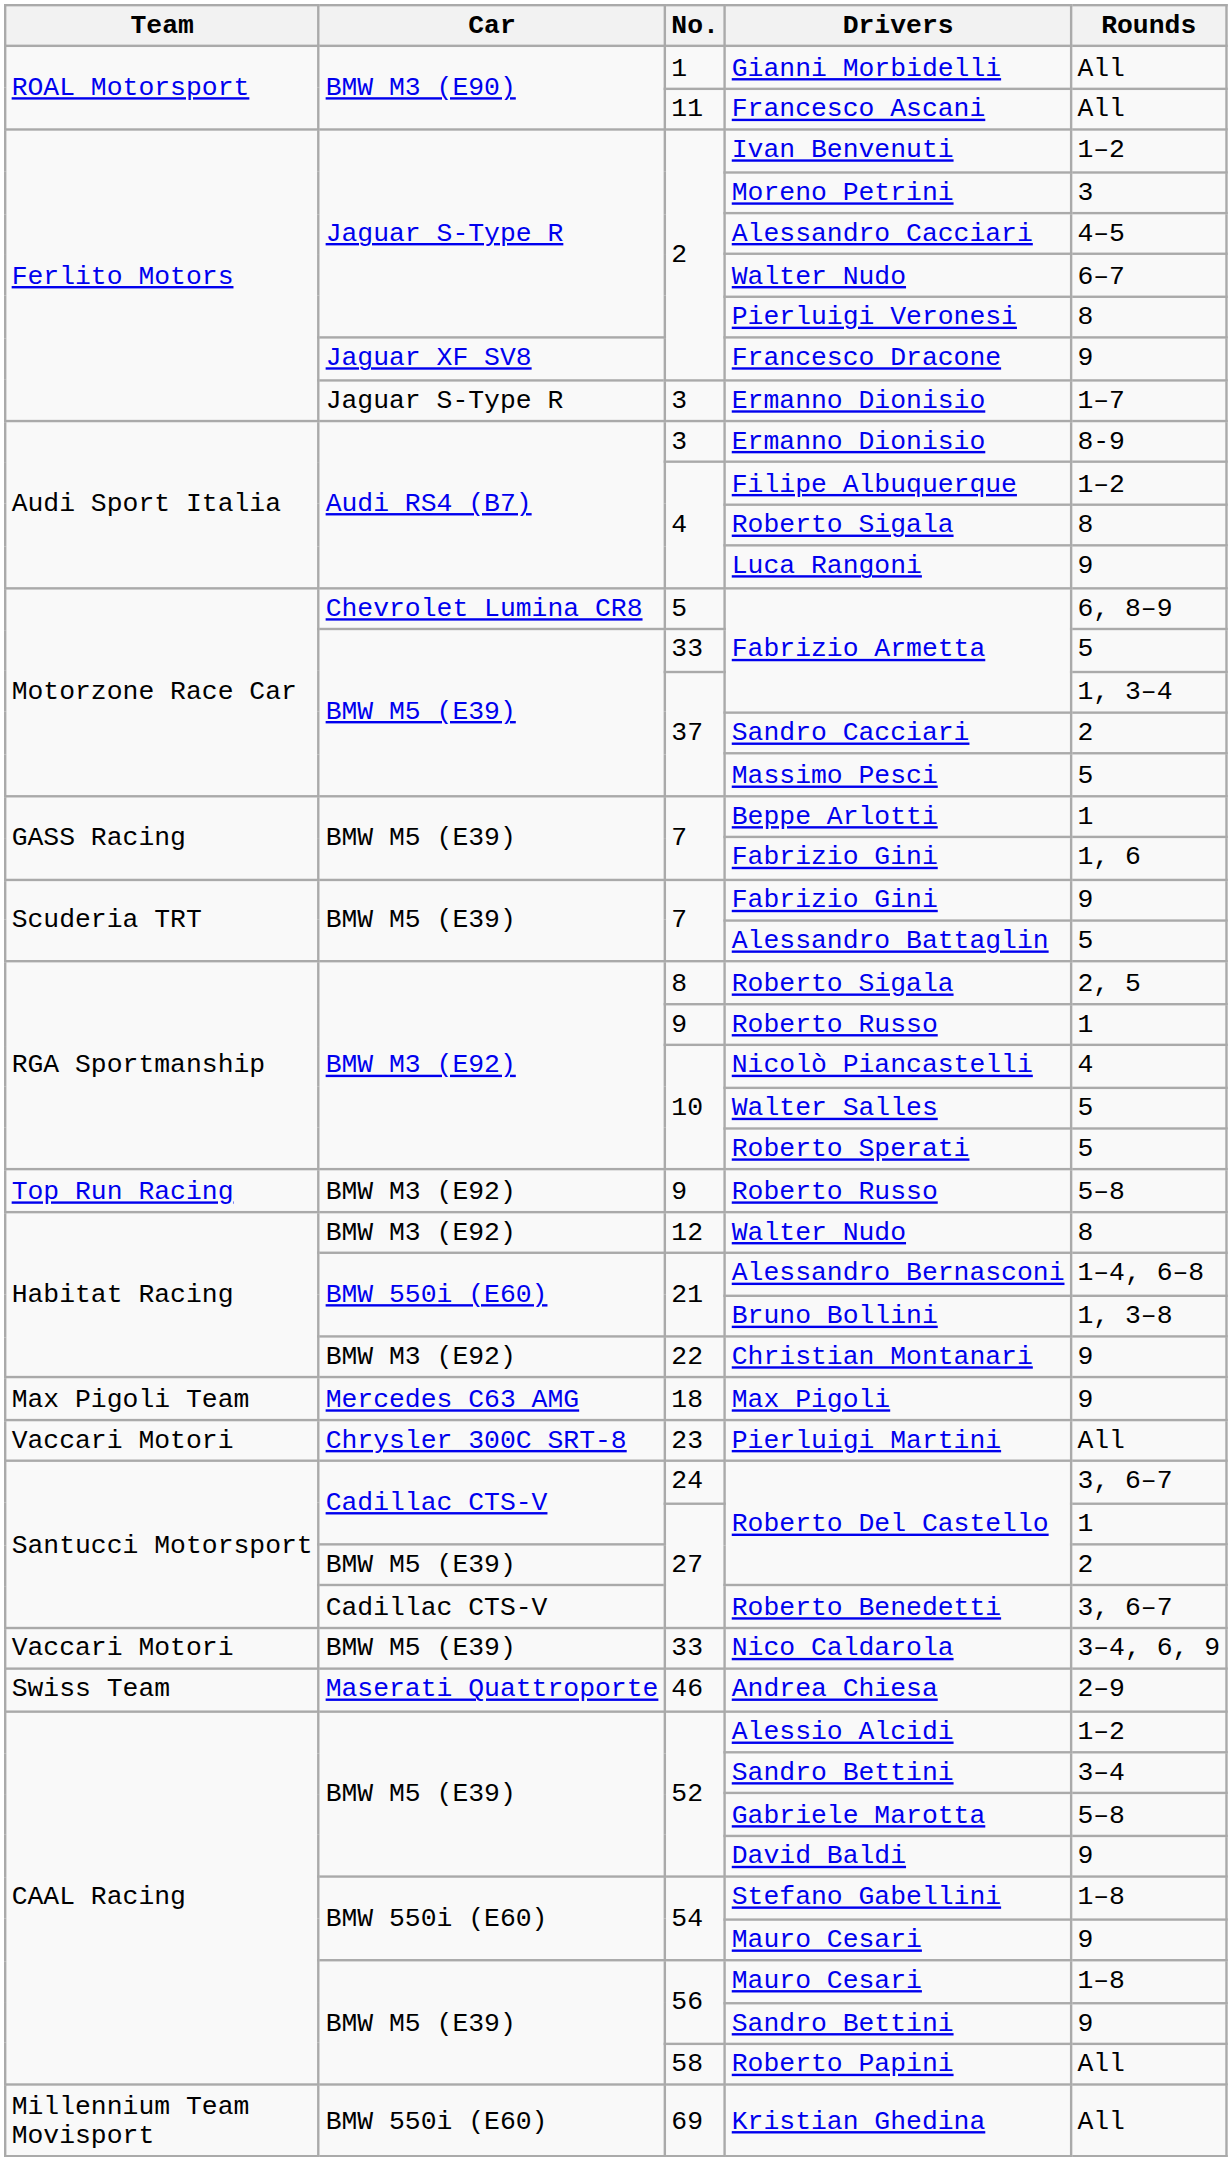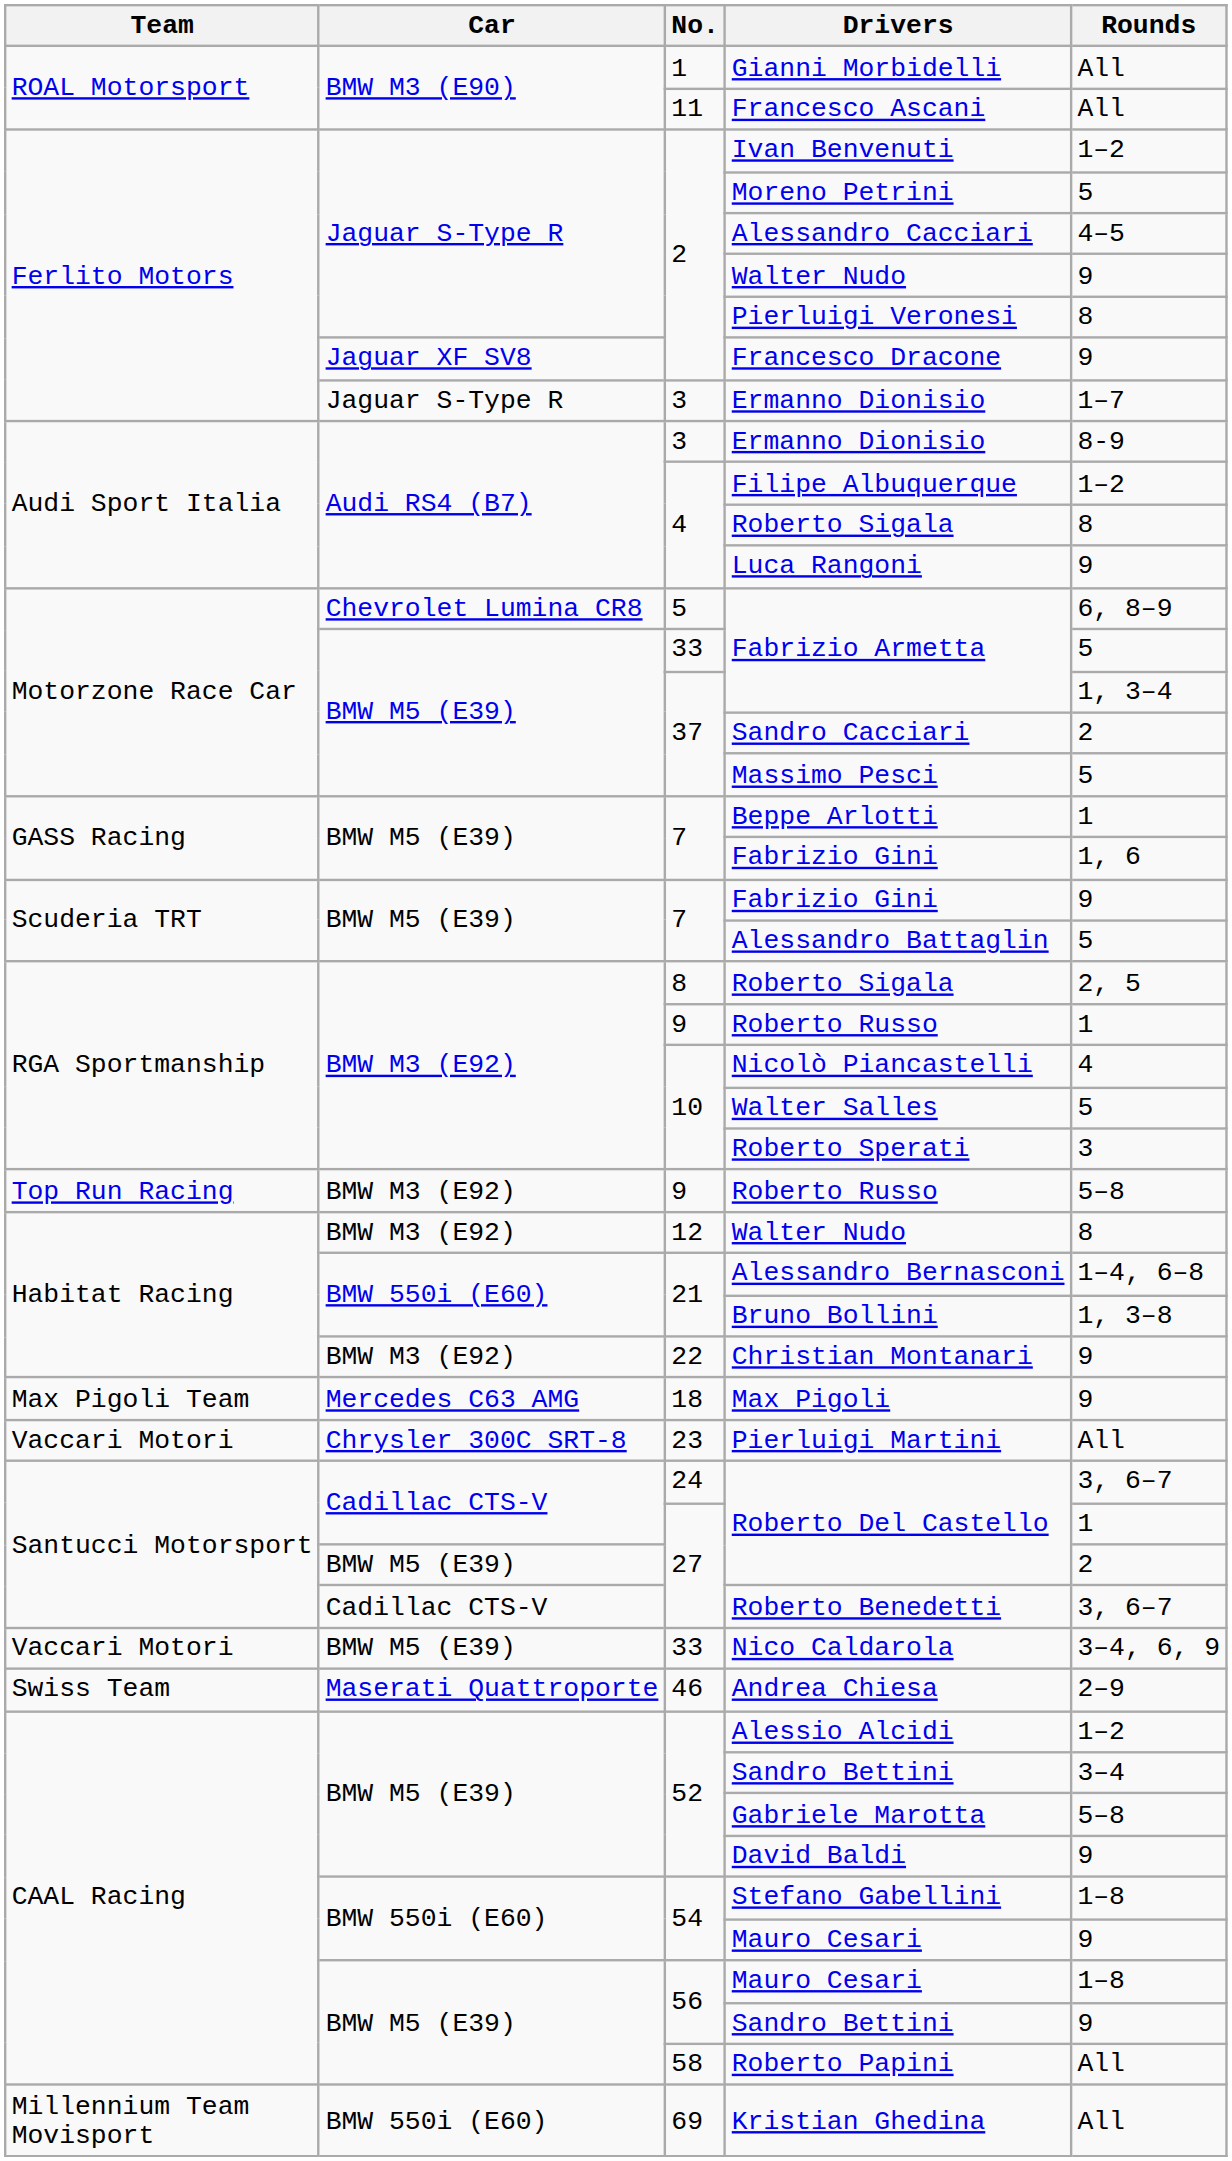(1085, 192) 3 -> (1085, 192) 5
(1101, 276) 6–7 -> (1085, 276) 9
(1085, 1149) 5 -> (1085, 1149) 3
